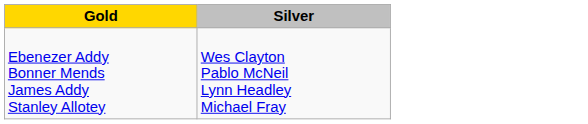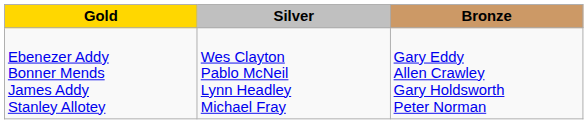+ column: (487, 16)
